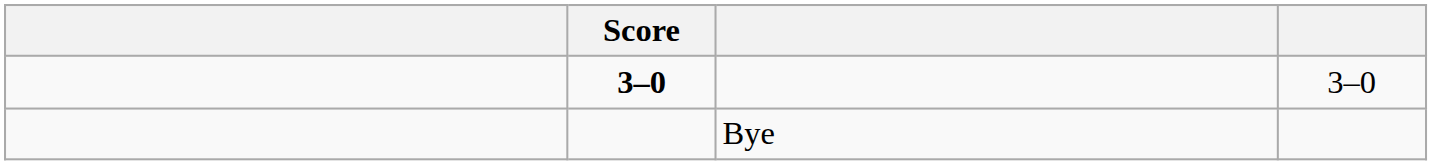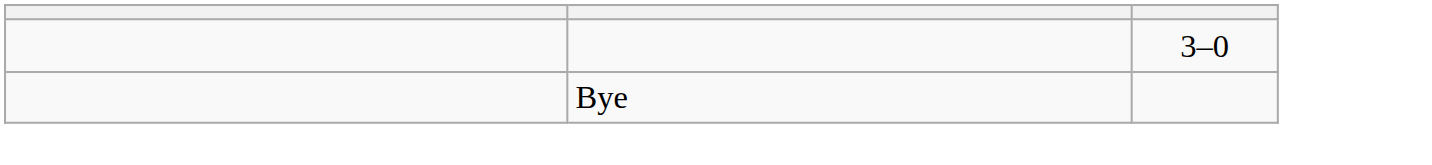- column: (642, 30)
